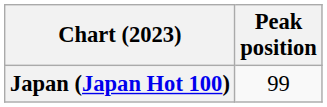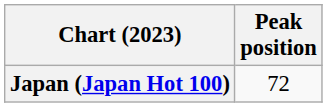(279, 83) 99 -> (279, 83) 72
